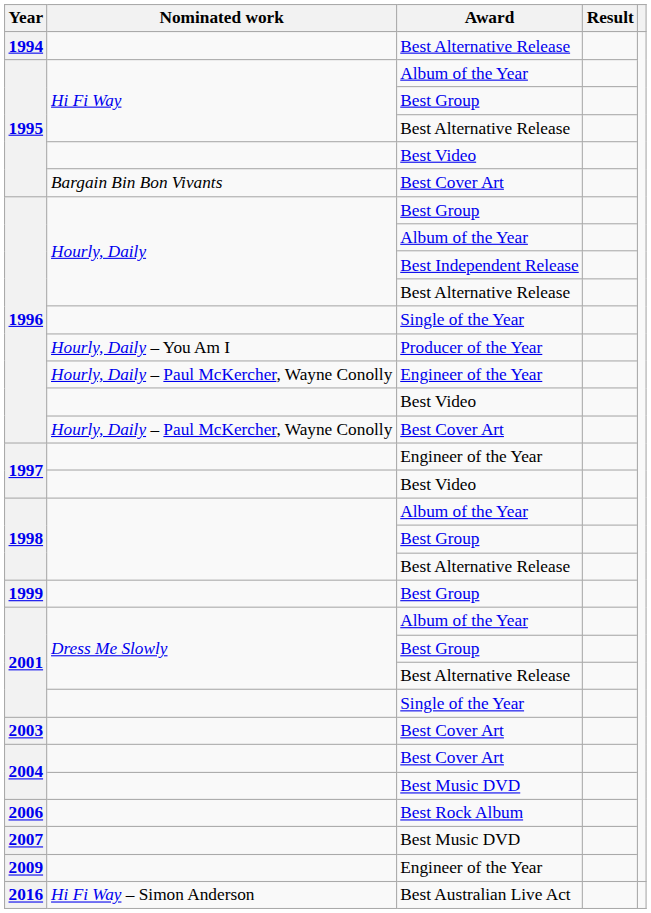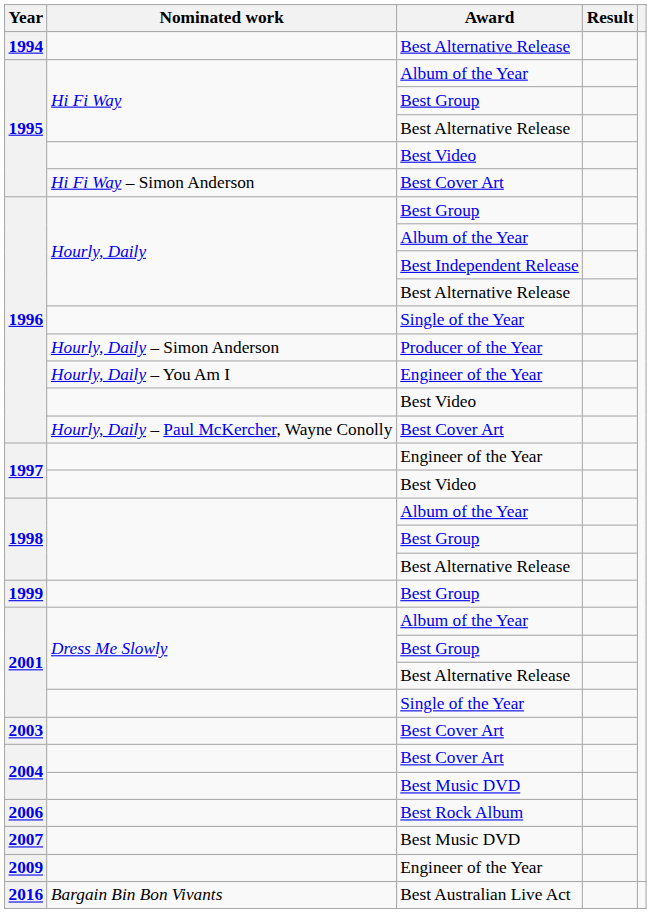(137, 182) Bargain Bin Bon Vivants -> (153, 182) Hi Fi Way – Simon Anderson
(141, 347) Hourly, Daily – You Am I -> (165, 347) Hourly, Daily – Simon Anderson
(222, 374) Hourly, Daily – Paul McKercher, Wayne Conolly -> (141, 374) Hourly, Daily – You Am I
(153, 895) Hi Fi Way – Simon Anderson -> (137, 895) Bargain Bin Bon Vivants
